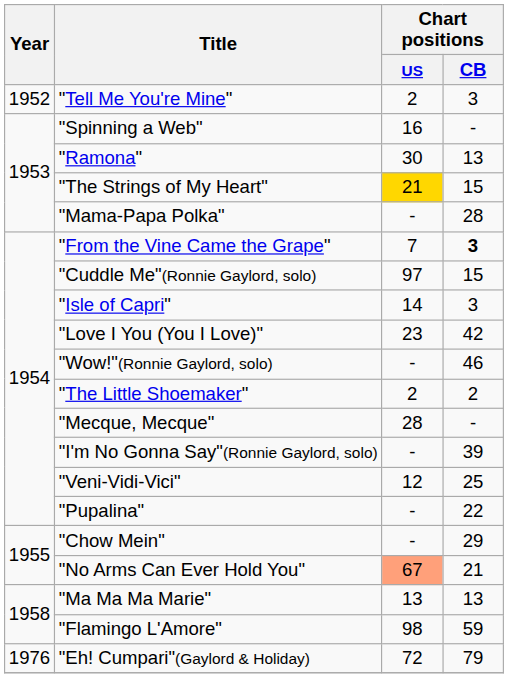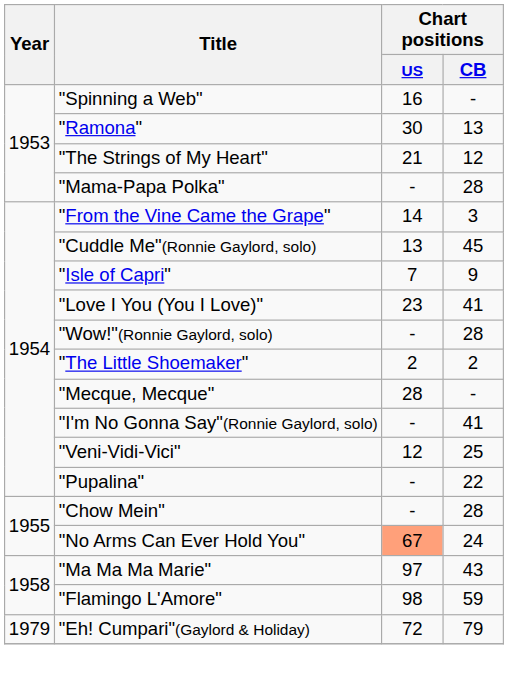- row: (145, 98)
(412, 187) gold background -> (412, 157) no background
(473, 187) 15 -> (473, 157) 12
(412, 246) 7 -> (412, 216) 14
(473, 246) bold -> (473, 216) normal
(412, 275) 97 -> (412, 246) 13
(473, 275) 15 -> (473, 246) 45
(412, 305) 14 -> (412, 275) 7
(473, 305) 3 -> (473, 275) 9
(473, 334) 42 -> (473, 305) 41
(473, 363) 46 -> (473, 334) 28
(473, 452) 39 -> (473, 422) 41
(473, 540) 29 -> (473, 511) 28
(473, 569) 21 -> (473, 540) 24
(412, 599) 13 -> (412, 569) 97
(473, 599) 13 -> (473, 569) 43
(30, 658) 1976 -> (30, 628) 1979
